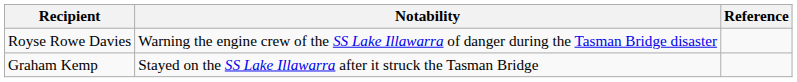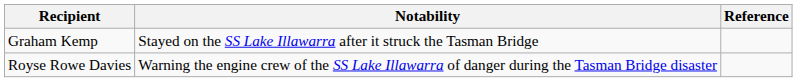rows swapped: (70, 40) <-> (53, 64)
